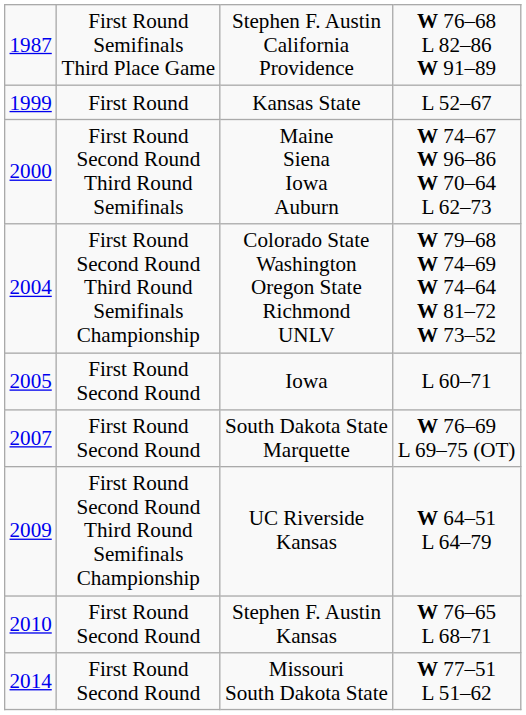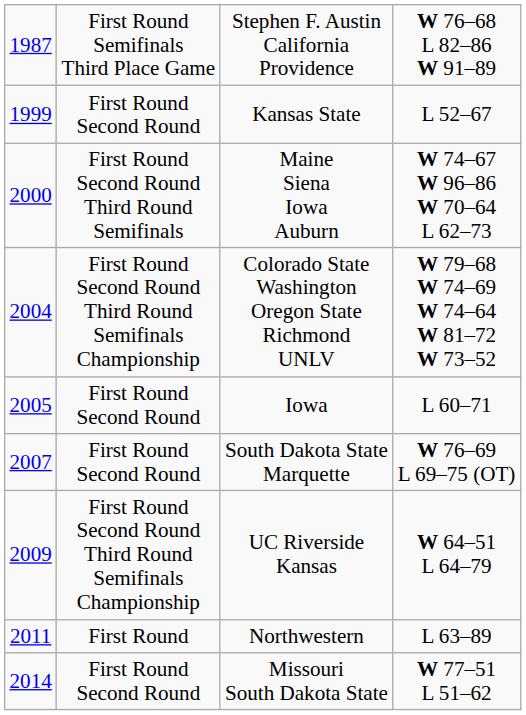(138, 102) First Round -> (138, 114) First Round Second Round
- row: (306, 623)
+ row: (306, 635)
